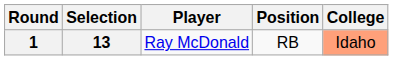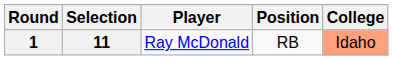(102, 43) 13 -> (102, 43) 11
